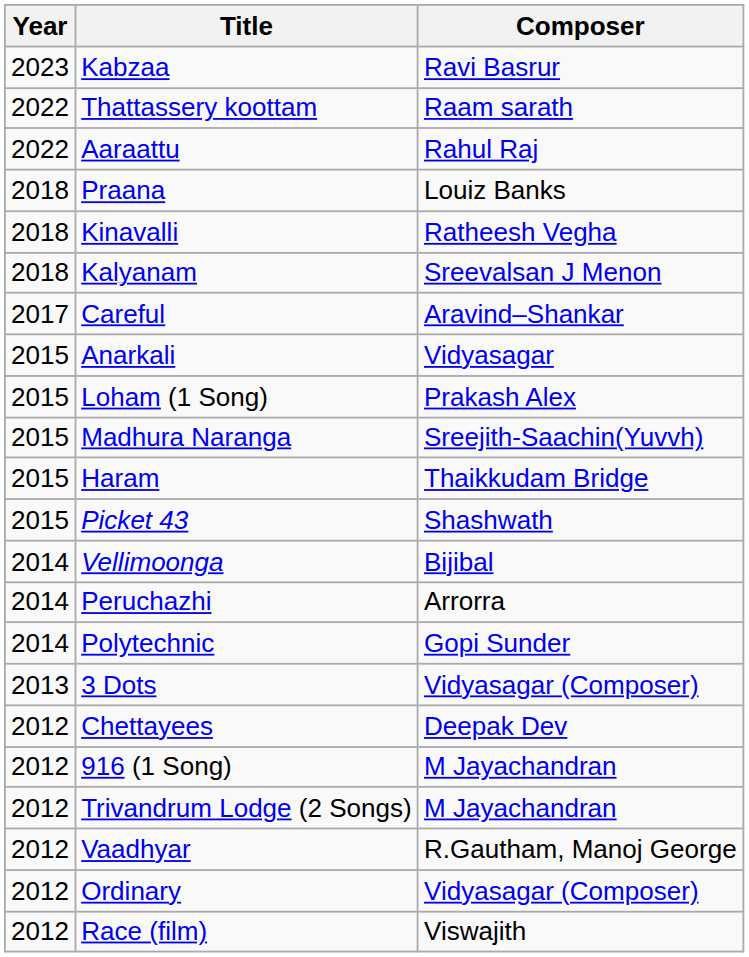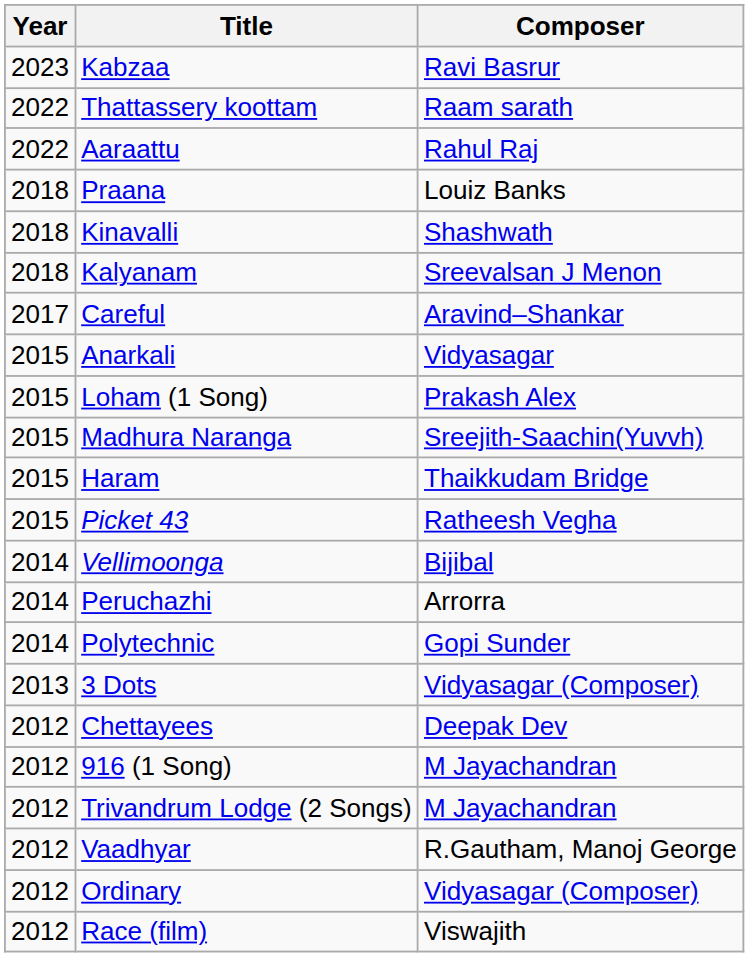(520, 232) Ratheesh Vegha -> (488, 232) Shashwath
(488, 520) Shashwath -> (520, 520) Ratheesh Vegha
